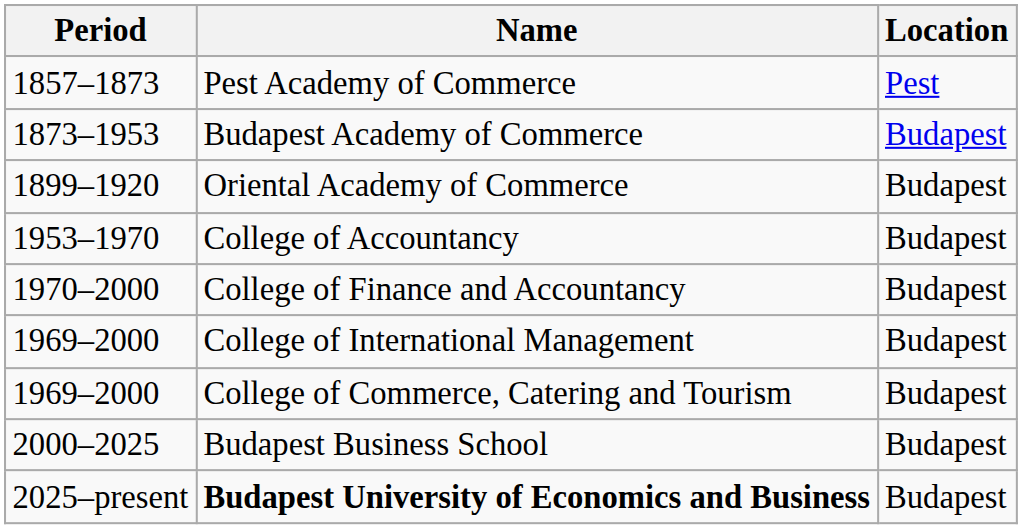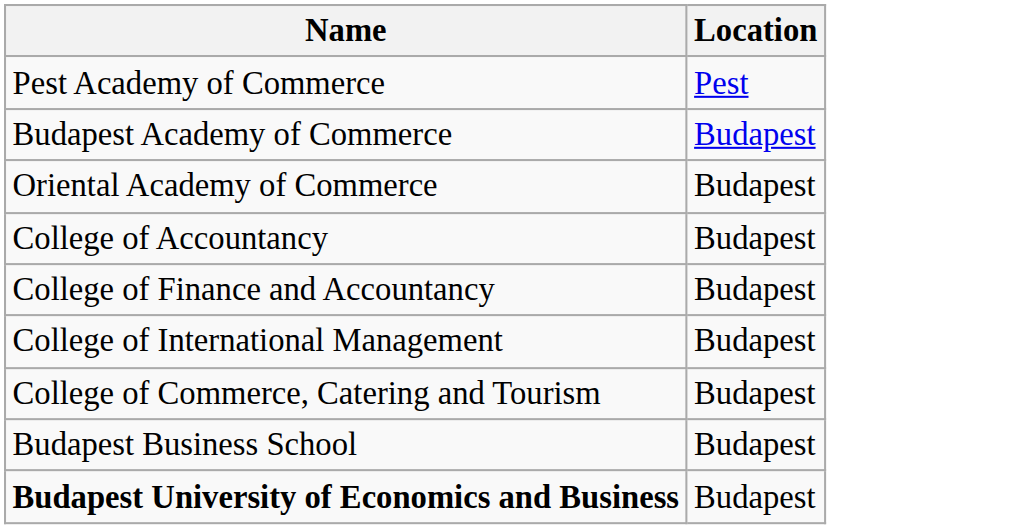- column: (100, 30)
